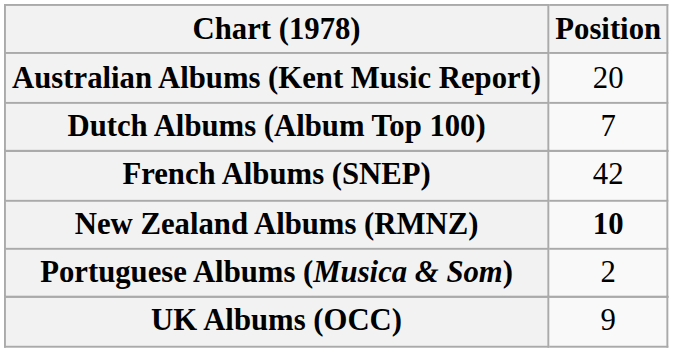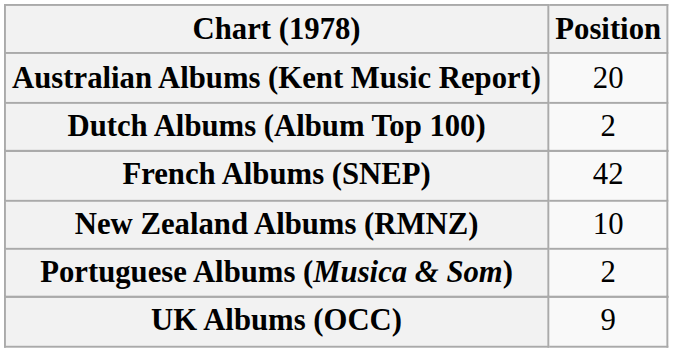(608, 126) 7 -> (608, 126) 2
(608, 223) bold -> (608, 223) normal
